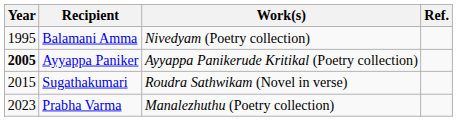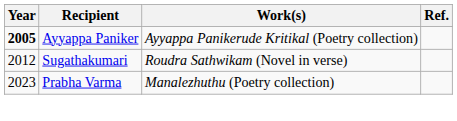- row: (90, 37)
(22, 82) 2015 -> (22, 60) 2012
